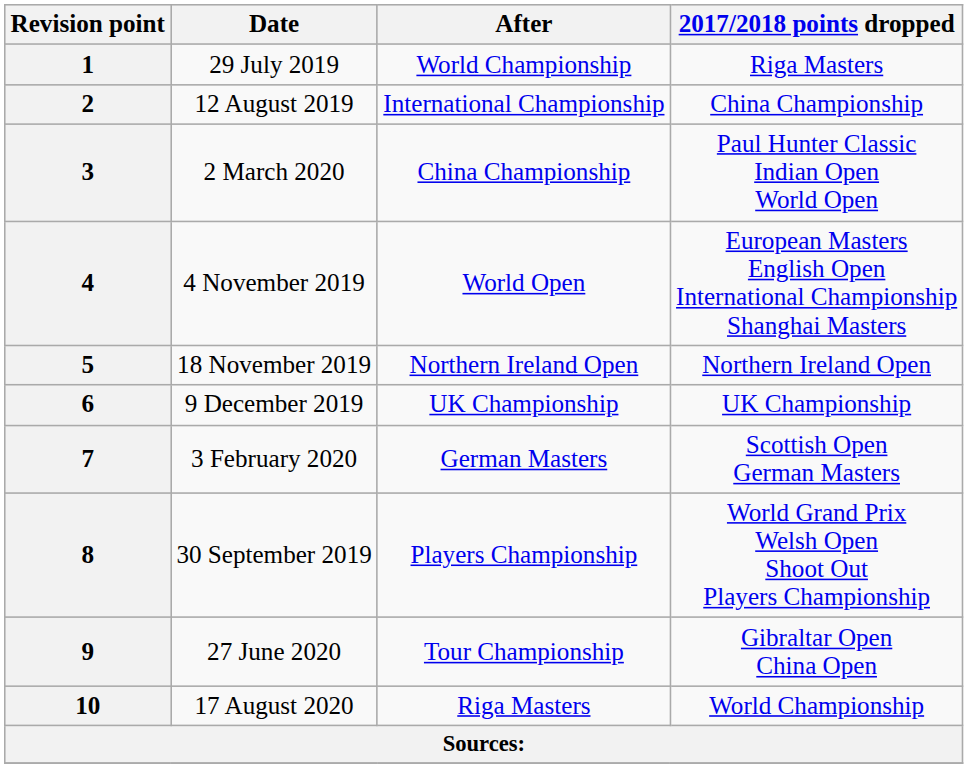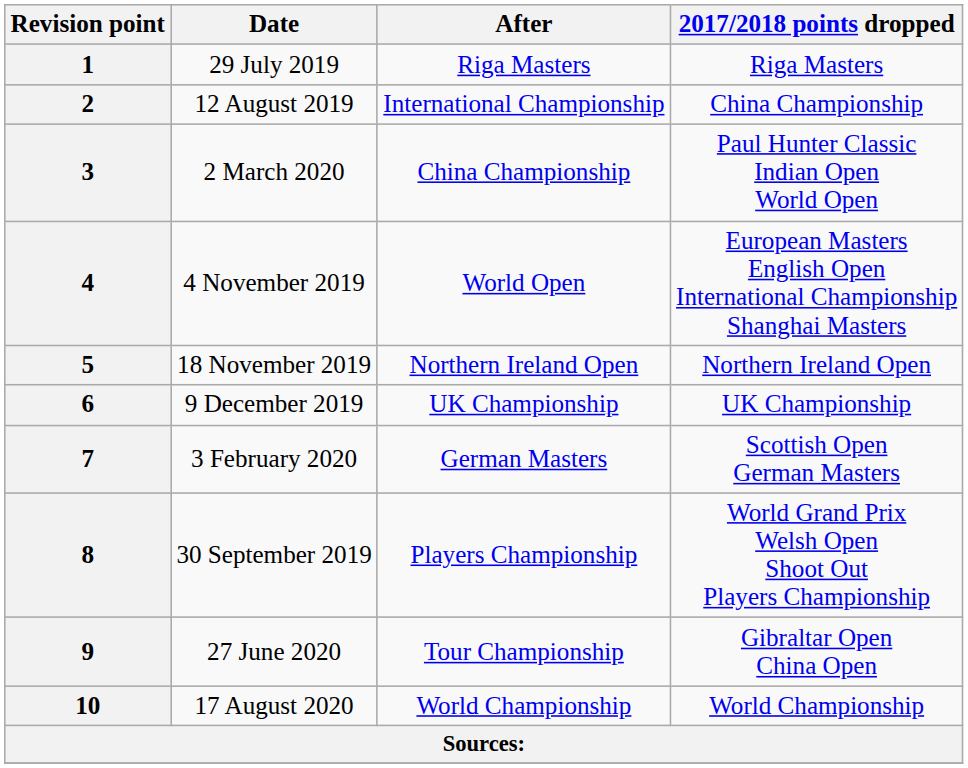(524, 64) World Championship -> (524, 64) Riga Masters
(524, 705) Riga Masters -> (524, 705) World Championship
